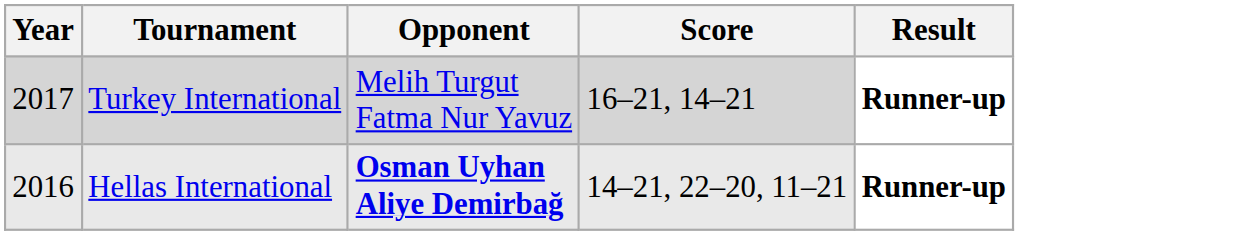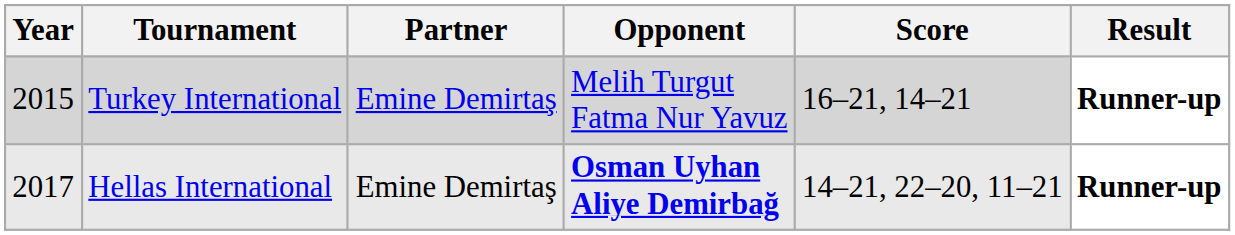+ column: (456, 30)
(43, 99) 2017 -> (43, 99) 2015
(43, 186) 2016 -> (43, 186) 2017
